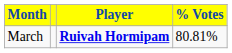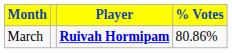(197, 36) 80.81% -> (197, 36) 80.86%
